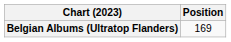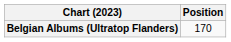(203, 28) 169 -> (203, 28) 170
